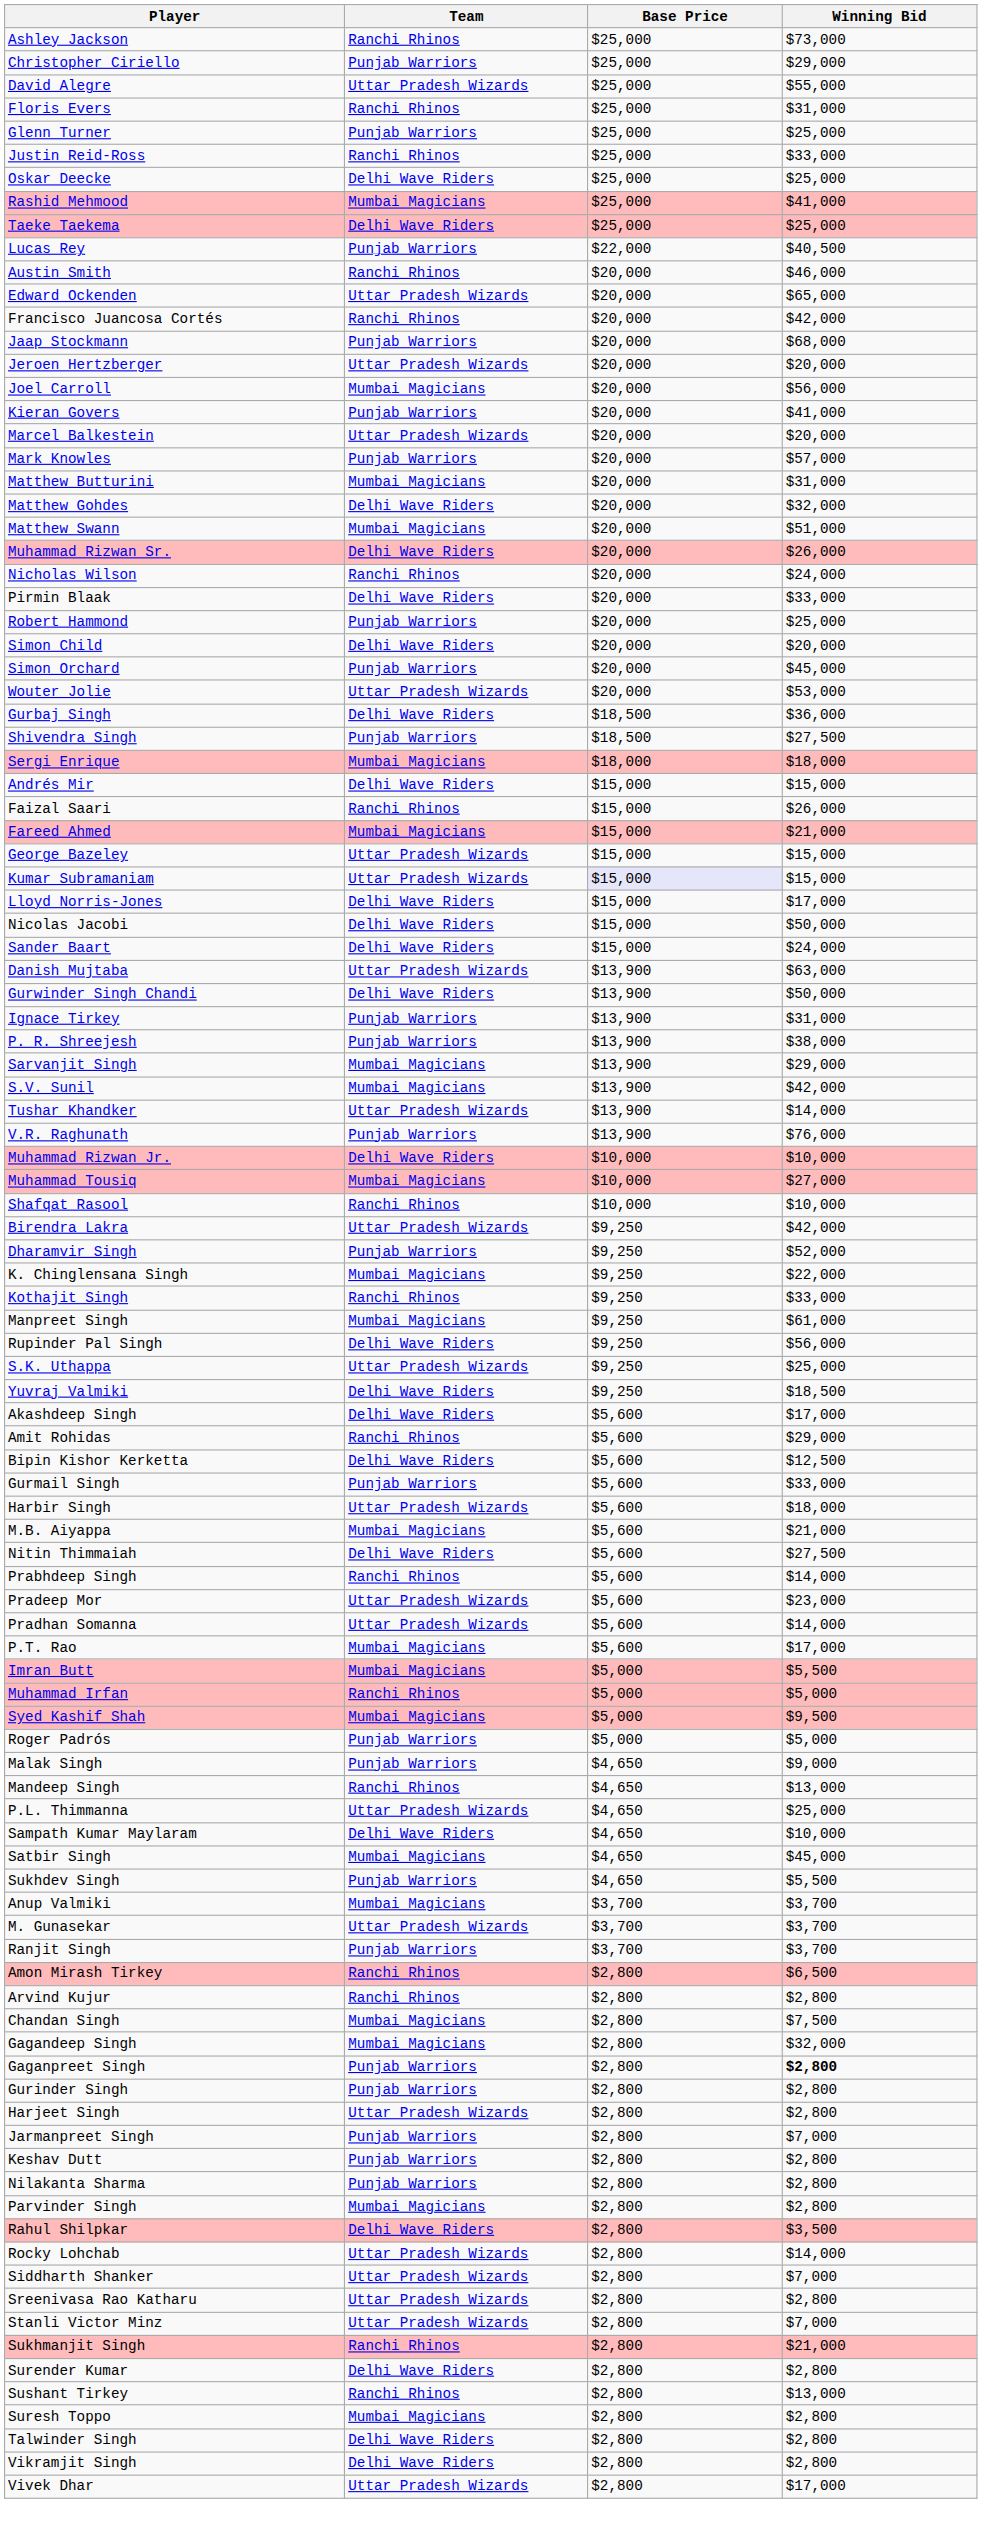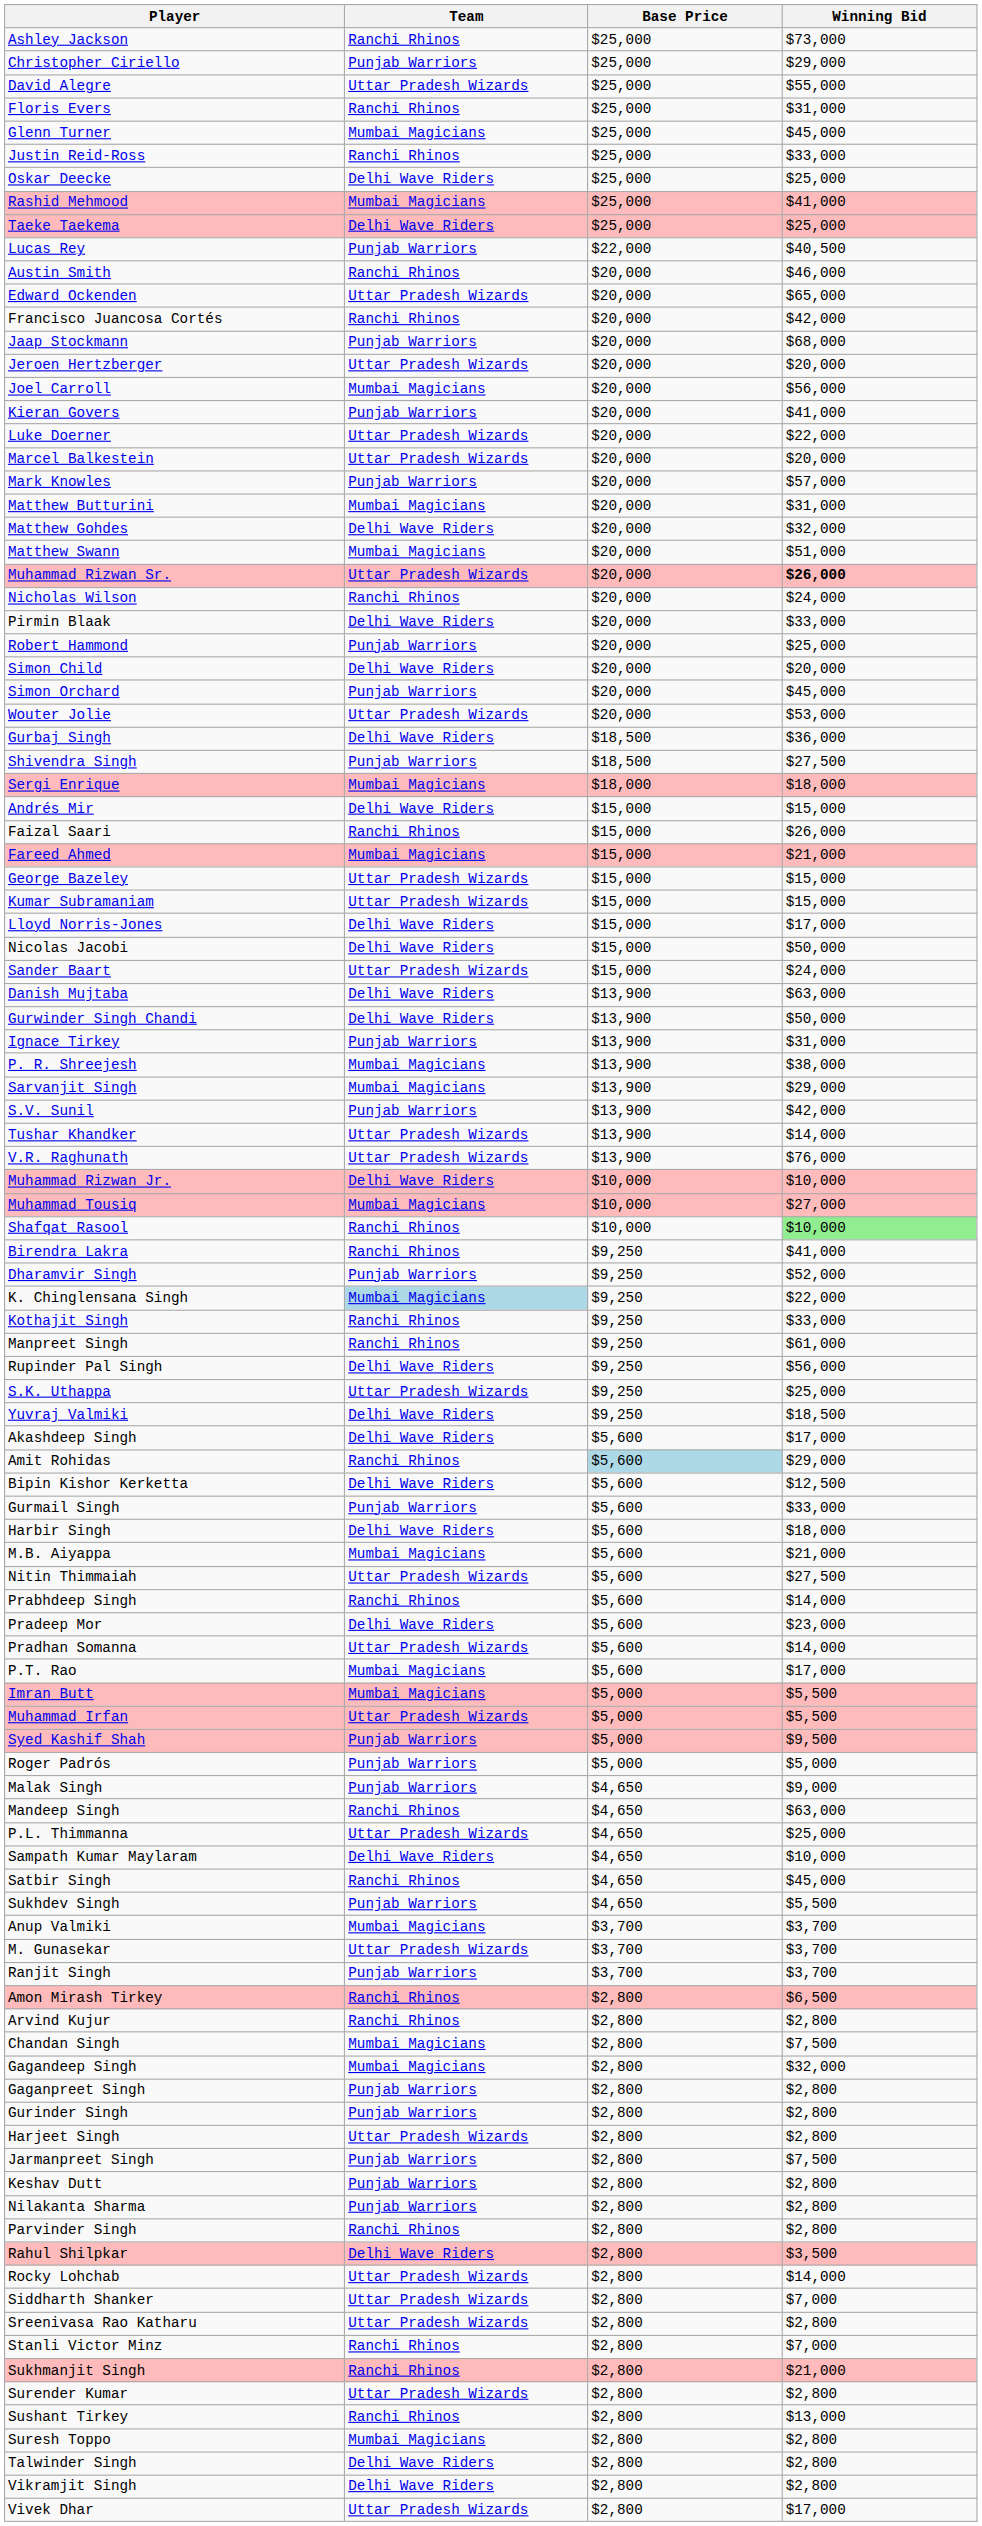(413, 133) Punjab Warriors -> (417, 133) Mumbai Magicians
(816, 133) $25,000 -> (816, 133) $45,000
+ row: (59, 436)
(421, 552) Delhi Wave Riders -> (438, 576) Uttar Pradesh Wizards
(816, 552) normal -> (816, 576) bold
(621, 879) lavender background -> (621, 902) no background
(421, 948) Delhi Wave Riders -> (438, 972) Uttar Pradesh Wizards
(438, 972) Uttar Pradesh Wizards -> (421, 995) Delhi Wave Riders
(413, 1042) Punjab Warriors -> (417, 1065) Mumbai Magicians
(417, 1088) Mumbai Magicians -> (413, 1112) Punjab Warriors
(413, 1135) Punjab Warriors -> (438, 1158) Uttar Pradesh Wizards
(816, 1205) no background -> (816, 1228) lightgreen background
(438, 1228) Uttar Pradesh Wizards -> (404, 1251) Ranchi Rhinos
(816, 1228) $42,000 -> (816, 1251) $41,000
(417, 1275) no background -> (417, 1298) lightblue background
(417, 1321) Mumbai Magicians -> (404, 1345) Ranchi Rhinos
(617, 1438) no background -> (617, 1461) lightblue background
(438, 1508) Uttar Pradesh Wizards -> (421, 1531) Delhi Wave Riders
(421, 1554) Delhi Wave Riders -> (438, 1578) Uttar Pradesh Wizards
(438, 1601) Uttar Pradesh Wizards -> (421, 1624) Delhi Wave Riders
(404, 1694) Ranchi Rhinos -> (438, 1718) Uttar Pradesh Wizards
(811, 1694) $5,000 -> (811, 1718) $5,500
(417, 1718) Mumbai Magicians -> (413, 1741) Punjab Warriors
(816, 1787) $13,000 -> (816, 1811) $63,000
(417, 1857) Mumbai Magicians -> (404, 1881) Ranchi Rhinos
(811, 2067) bold -> (811, 2090) normal
(811, 2137) $7,000 -> (811, 2160) $7,500
(417, 2207) Mumbai Magicians -> (404, 2230) Ranchi Rhinos
(438, 2324) Uttar Pradesh Wizards -> (404, 2347) Ranchi Rhinos
(421, 2370) Delhi Wave Riders -> (438, 2393) Uttar Pradesh Wizards
